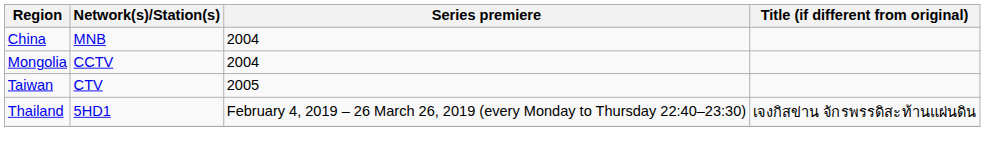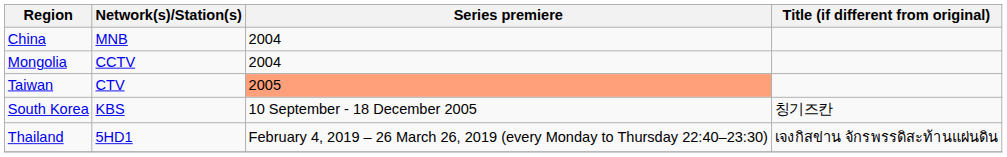(243, 85) no background -> (265, 85) lightsalmon background
+ row: (48, 109)
